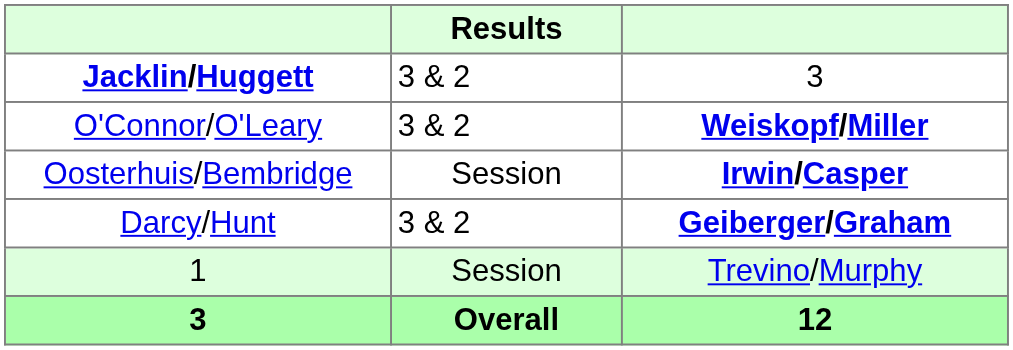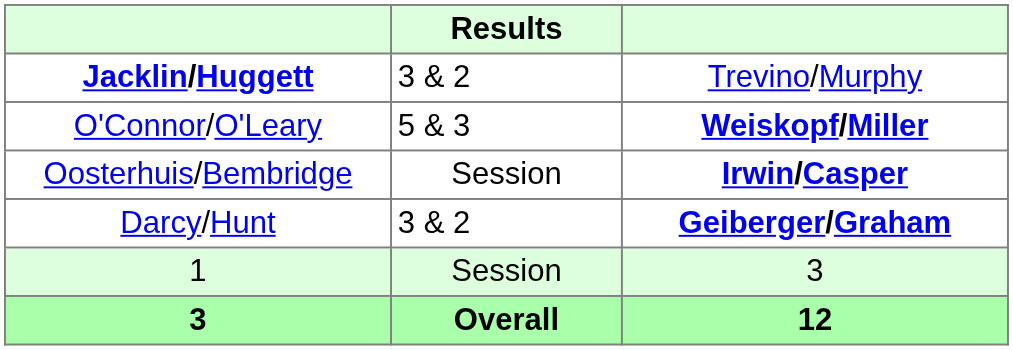(815, 77) 3 -> (815, 77) Trevino/Murphy
(434, 125) 3 & 2 -> (434, 125) 5 & 3
(815, 271) Trevino/Murphy -> (815, 271) 3
